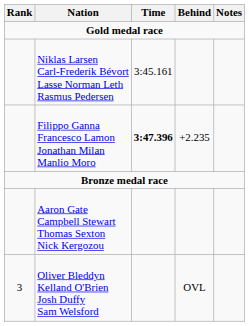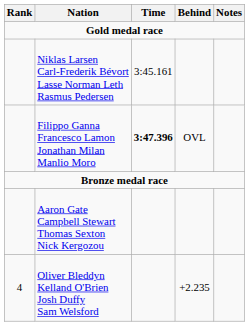(194, 138) +2.235 -> (194, 138) OVL
(20, 288) 3 -> (20, 288) 4
(194, 288) OVL -> (194, 288) +2.235
